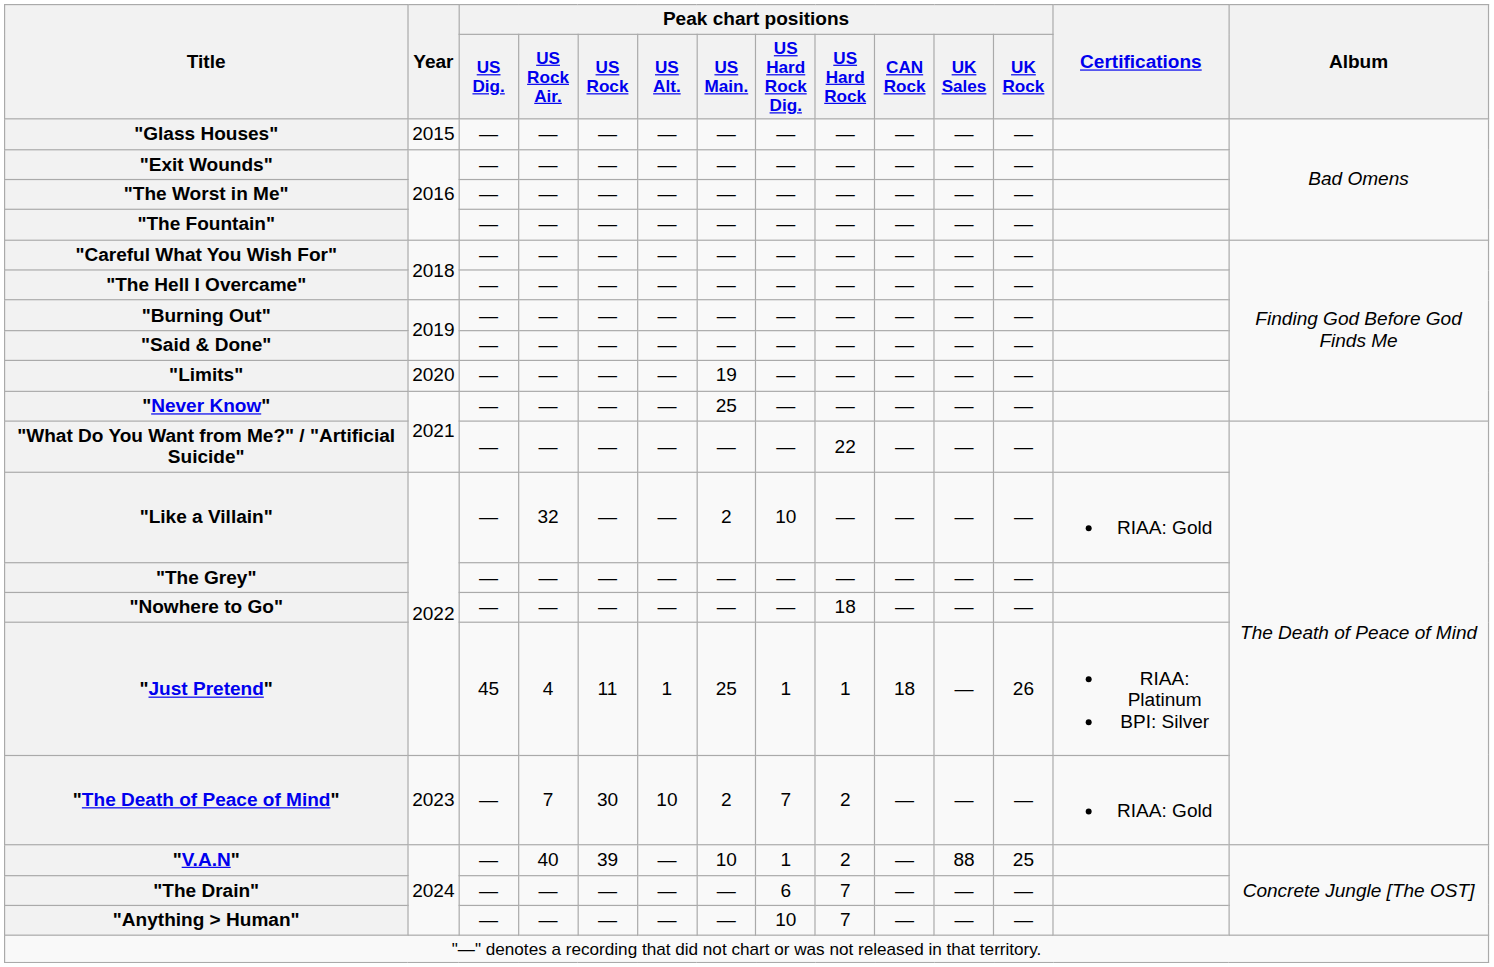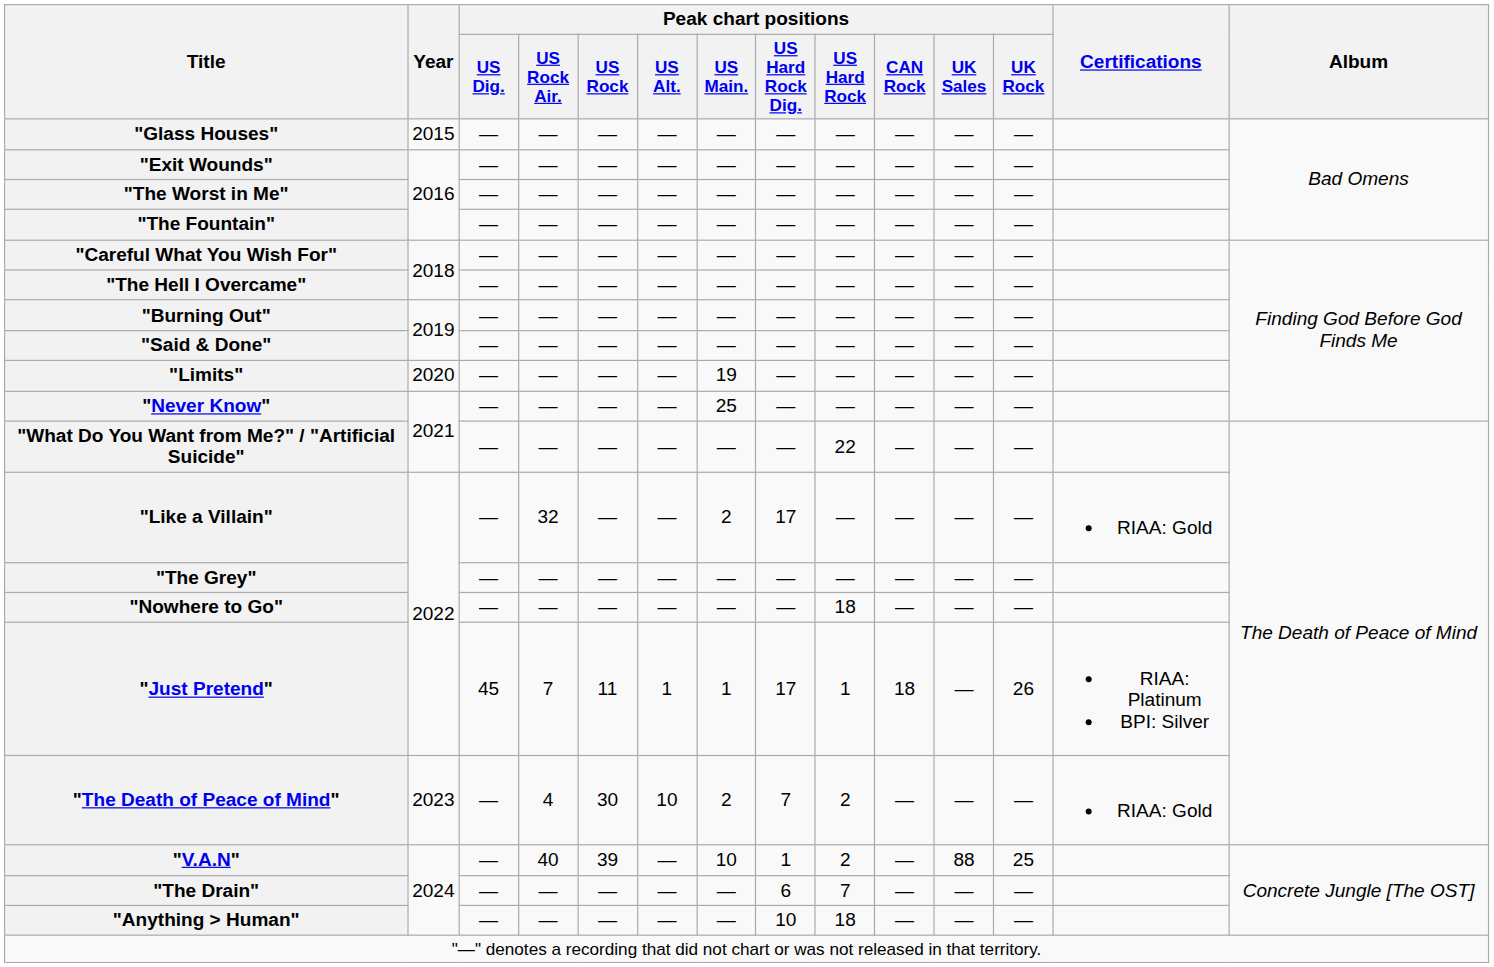(786, 517) 10 -> (786, 517) 17
(548, 688) 4 -> (548, 688) 7
(726, 688) 25 -> (726, 688) 1
(786, 688) 1 -> (786, 688) 17
(548, 799) 7 -> (548, 799) 4
(845, 920) 7 -> (845, 920) 18
